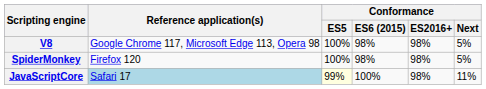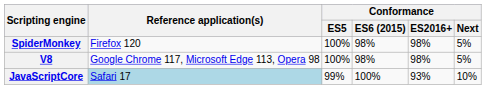rows swapped: (46, 60) <-> (46, 44)
(334, 76) lightyellow background -> (334, 76) no background
(420, 76) 98% -> (420, 76) 93%
(466, 76) 11% -> (467, 76) 10%
